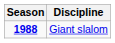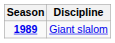(26, 29) 1988 -> (26, 29) 1989
